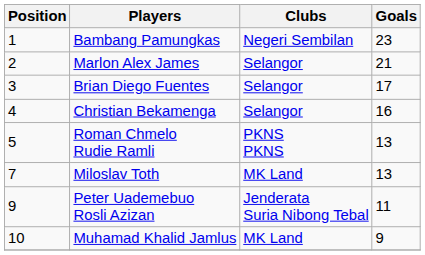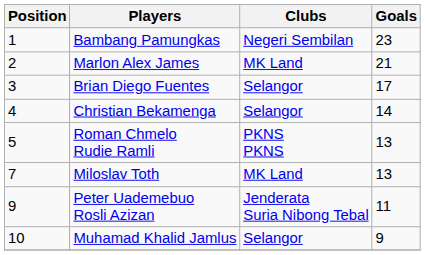(273, 63) Selangor -> (273, 63) MK Land
(384, 110) 16 -> (384, 110) 14
(273, 238) MK Land -> (273, 238) Selangor
